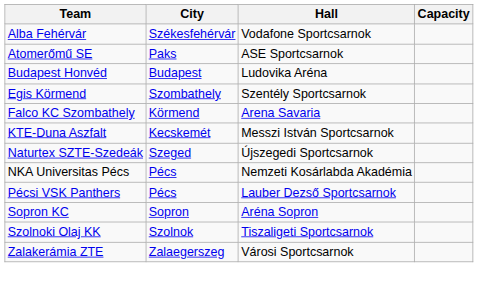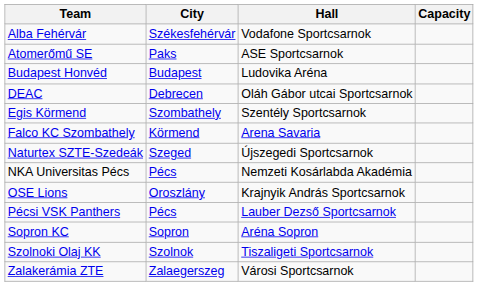+ row: (25, 93)
- row: (57, 133)
+ row: (38, 192)
